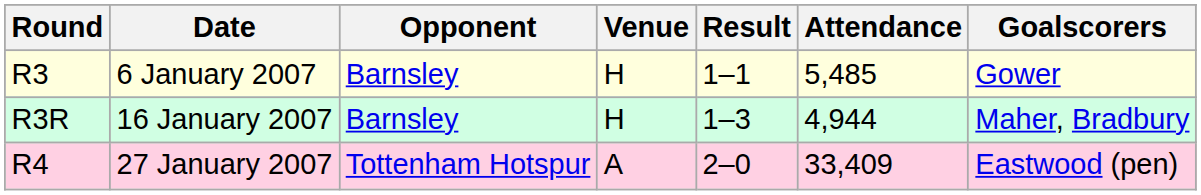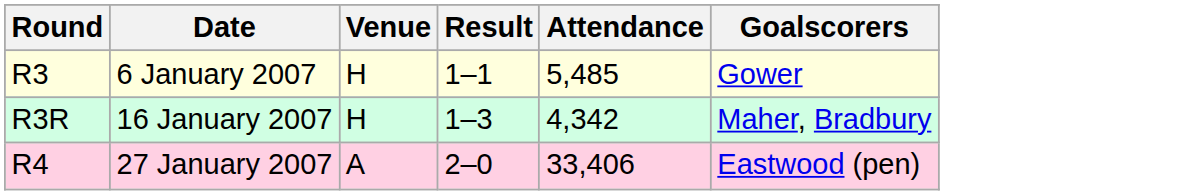- column: (468, 27)
(841, 119) 4,944 -> (583, 119) 4,342
(849, 165) 33,409 -> (591, 165) 33,406
